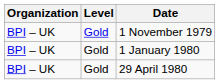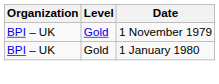- row: (153, 69)
